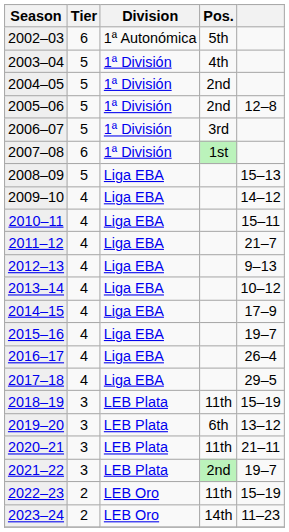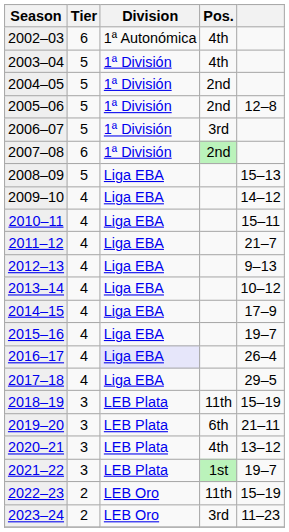(219, 38) 5th -> (219, 38) 4th
(219, 152) 1st -> (219, 152) 2nd
(134, 356) no background -> (134, 356) lavender background
(261, 425) 13–12 -> (261, 425) 21–11
(219, 447) 11th -> (219, 447) 4th
(261, 447) 21–11 -> (261, 447) 13–12
(219, 470) 2nd -> (219, 470) 1st
(219, 515) 14th -> (219, 515) 3rd
